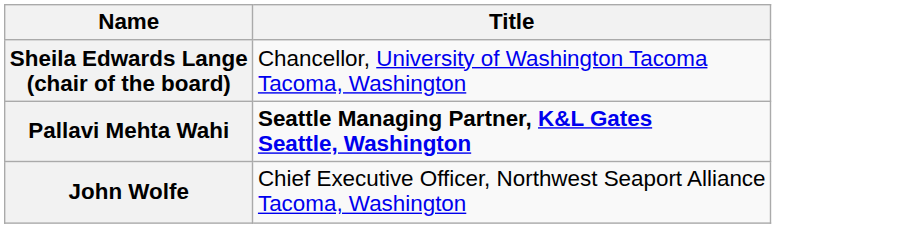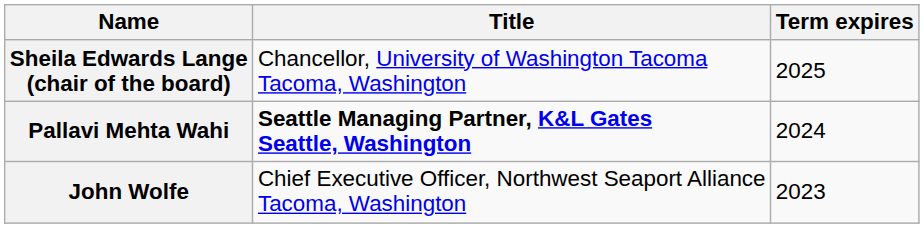+ column: (845, 22)
